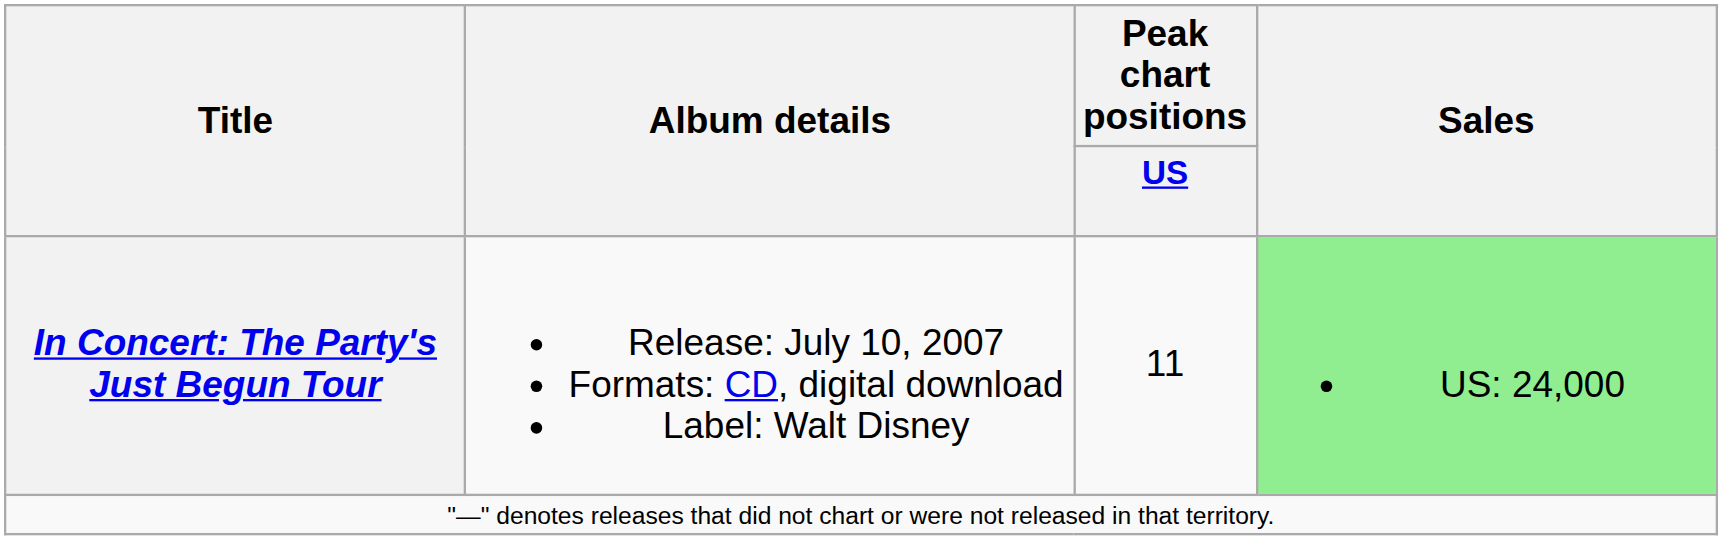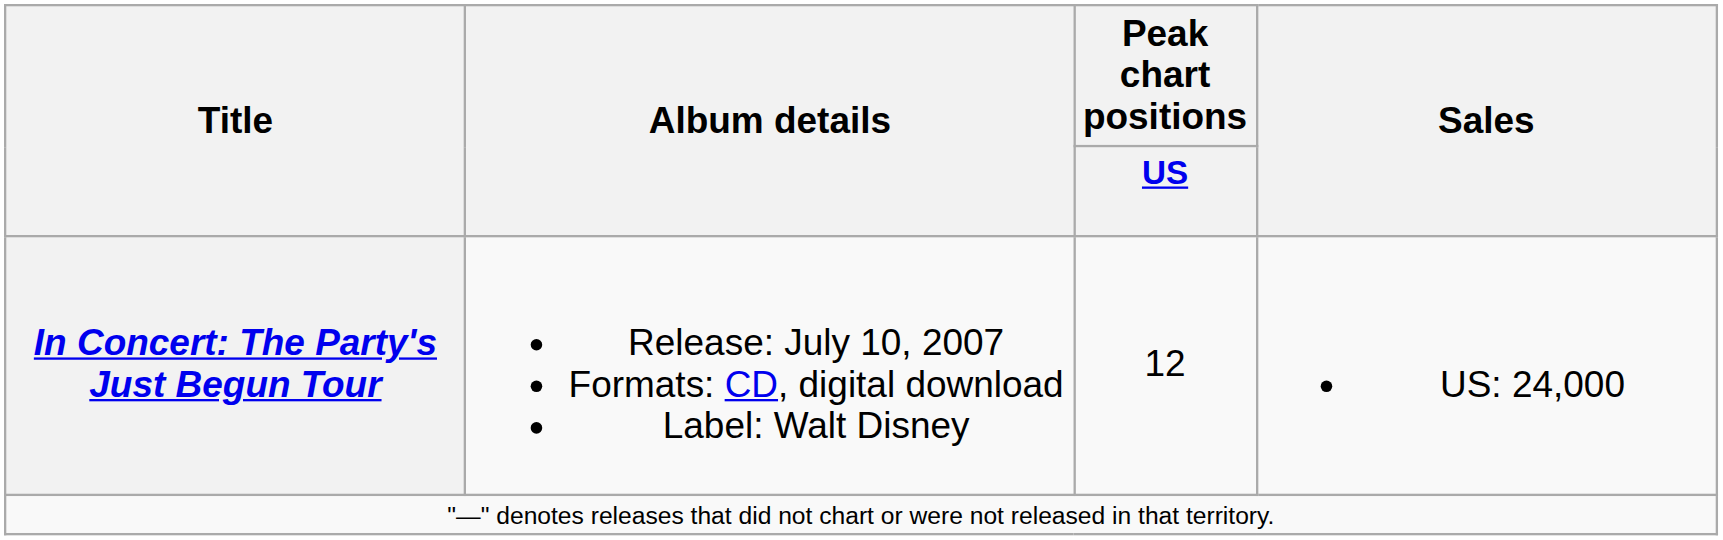(1165, 364) 11 -> (1165, 364) 12
(1486, 386) lightgreen background -> (1486, 386) no background
